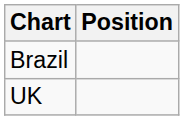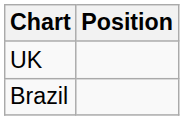rows swapped: (26, 96) <-> (39, 59)
